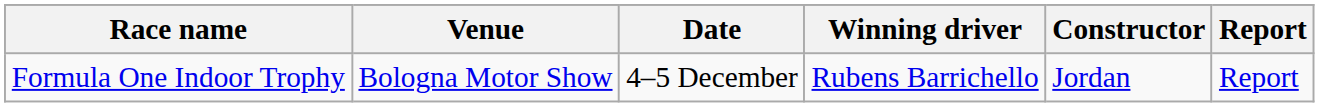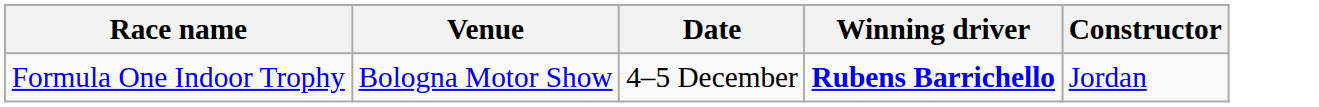- column: (1263, 28)
(925, 77) normal -> (933, 77) bold
